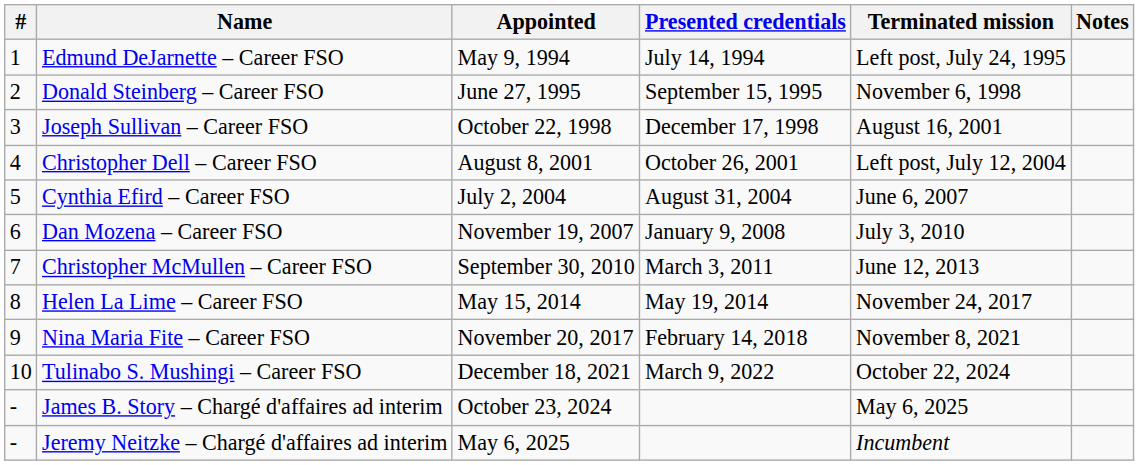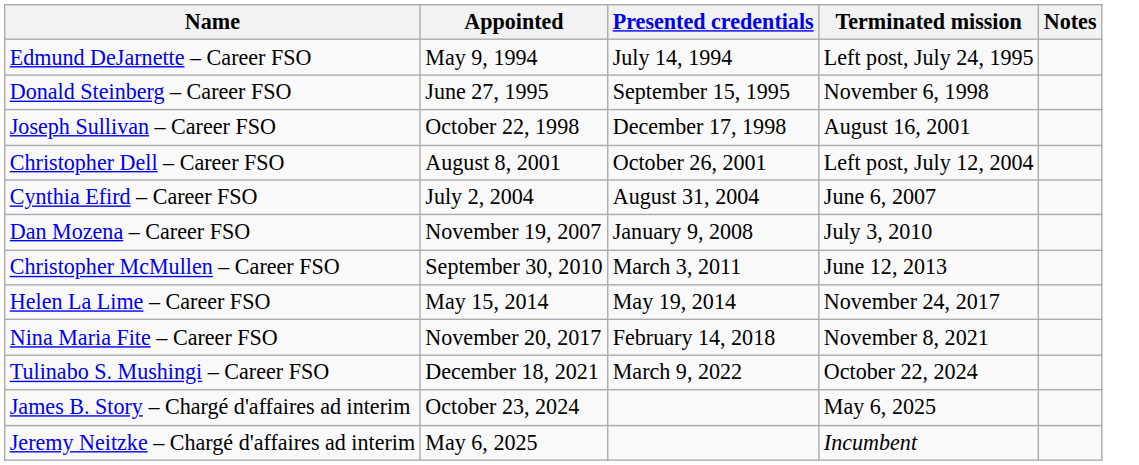- column: (21, 22)
